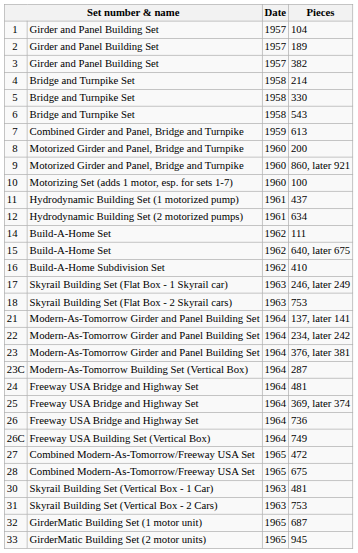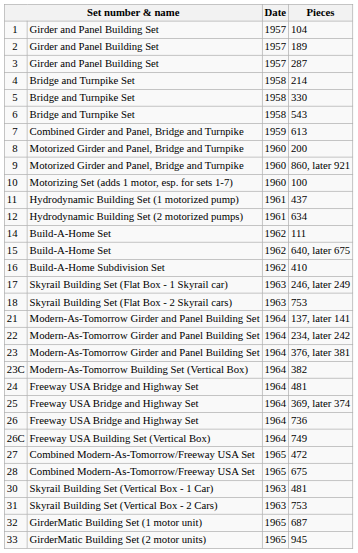(299, 64) 382 -> (299, 64) 287
(299, 370) 287 -> (299, 370) 382
